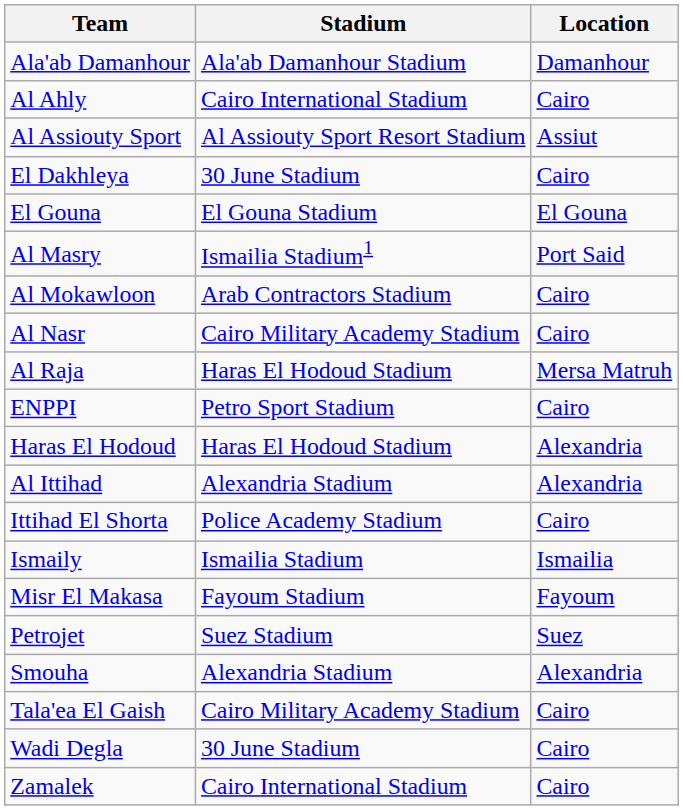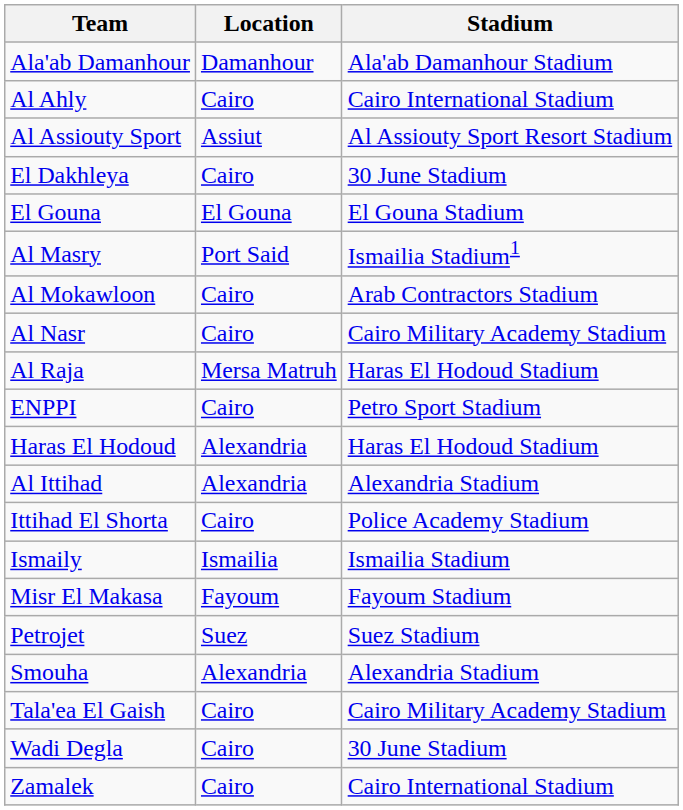columns swapped: (604, 23) <-> (363, 23)
